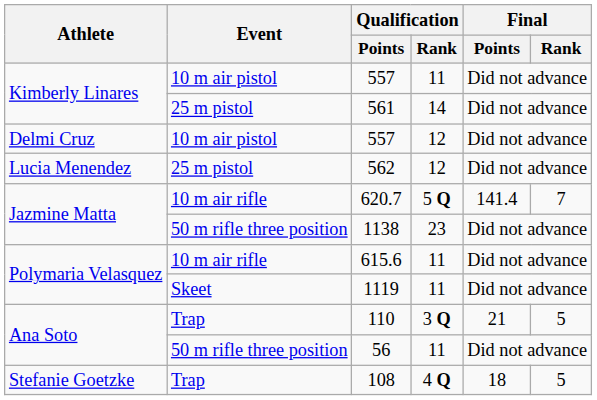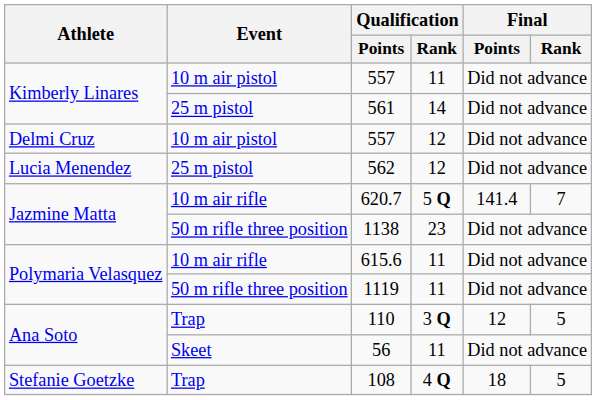(191, 289) Skeet -> (259, 289) 50 m rifle three position
(497, 319) 21 -> (497, 319) 12
(259, 350) 50 m rifle three position -> (191, 350) Skeet
